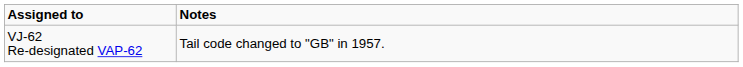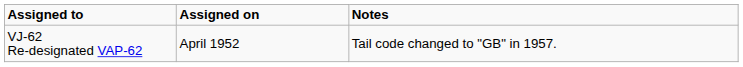+ column: (219, 15)
